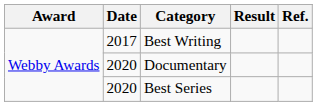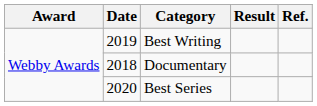(122, 40) 2017 -> (122, 40) 2019
(122, 64) 2020 -> (122, 64) 2018
